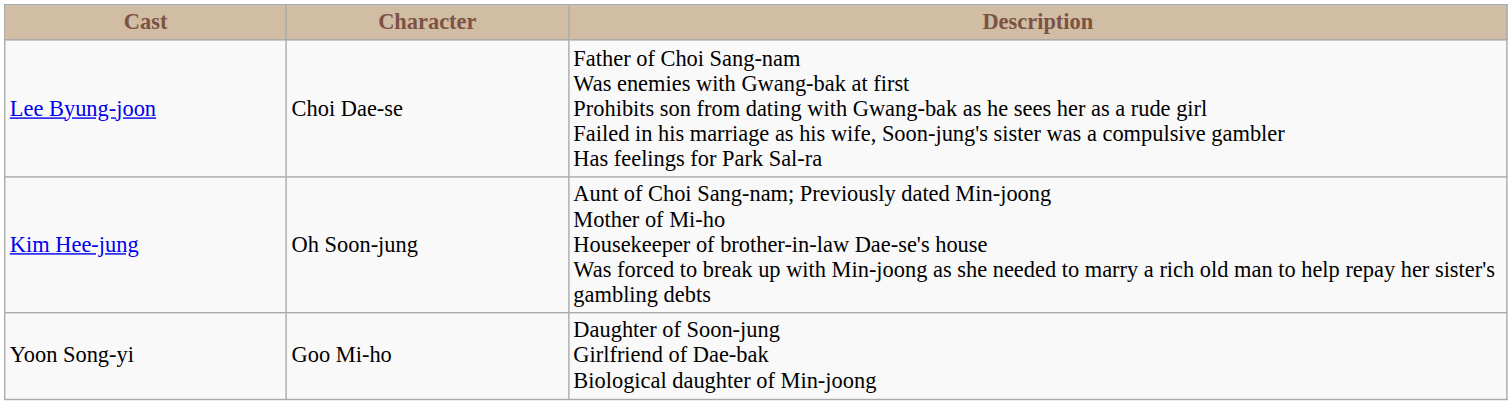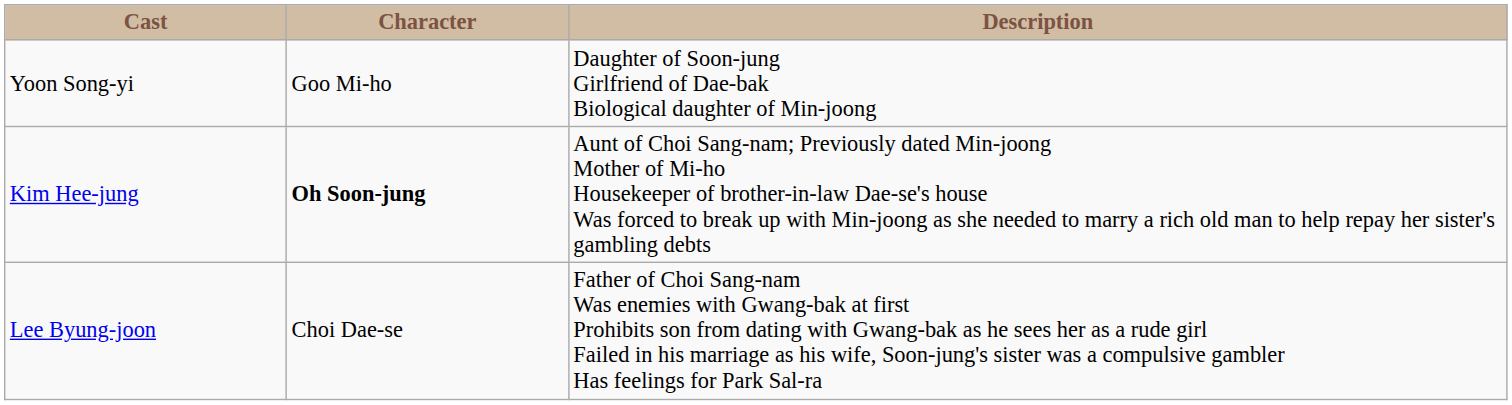rows swapped: (83, 108) <-> (72, 355)
(355, 244) normal -> (359, 194) bold
